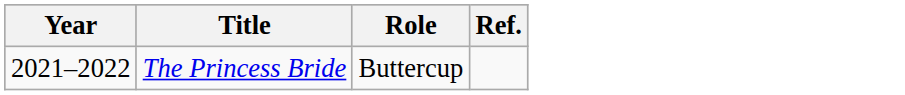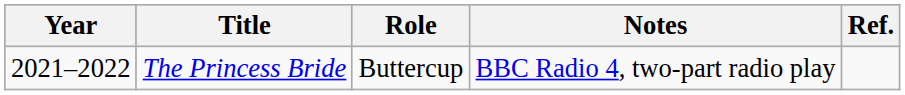+ column: (656, 25)
